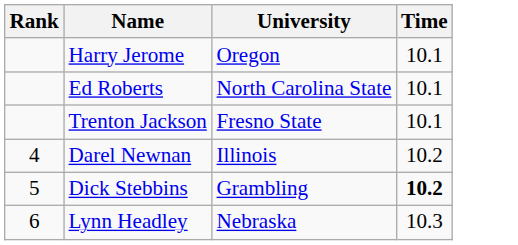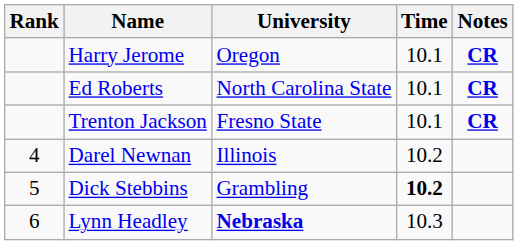+ column: (483, 21)
(256, 222) normal -> (260, 222) bold
